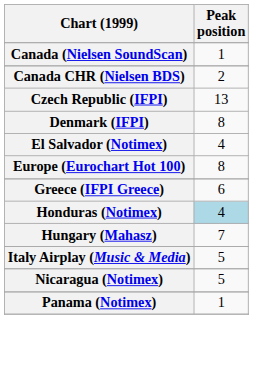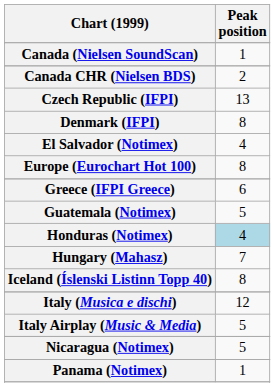+ row: (110, 212)
+ row: (110, 280)
+ row: (110, 302)
